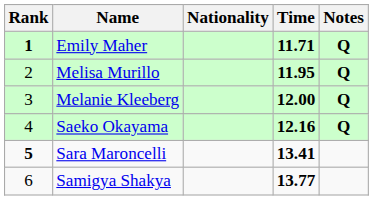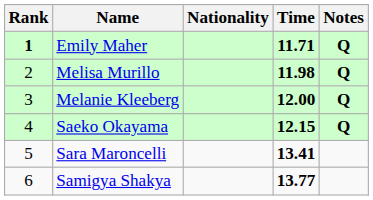(296, 72) 11.95 -> (296, 72) 11.98
(296, 126) 12.16 -> (296, 126) 12.15
(28, 153) bold -> (28, 153) normal
